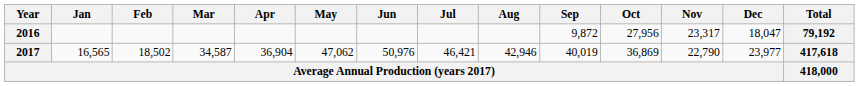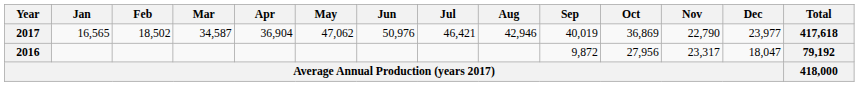rows swapped: (28, 33) <-> (28, 52)
